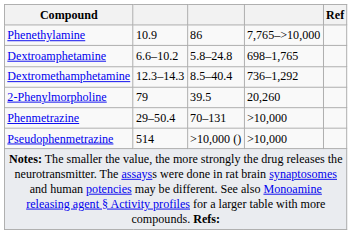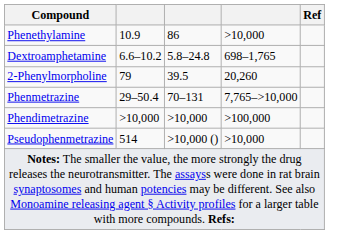(284, 35) 7,765–>10,000 -> (244, 35) >10,000
- row: (69, 76)
(267, 117) >10,000 -> (261, 97) 7,765–>10,000
+ row: (48, 117)
